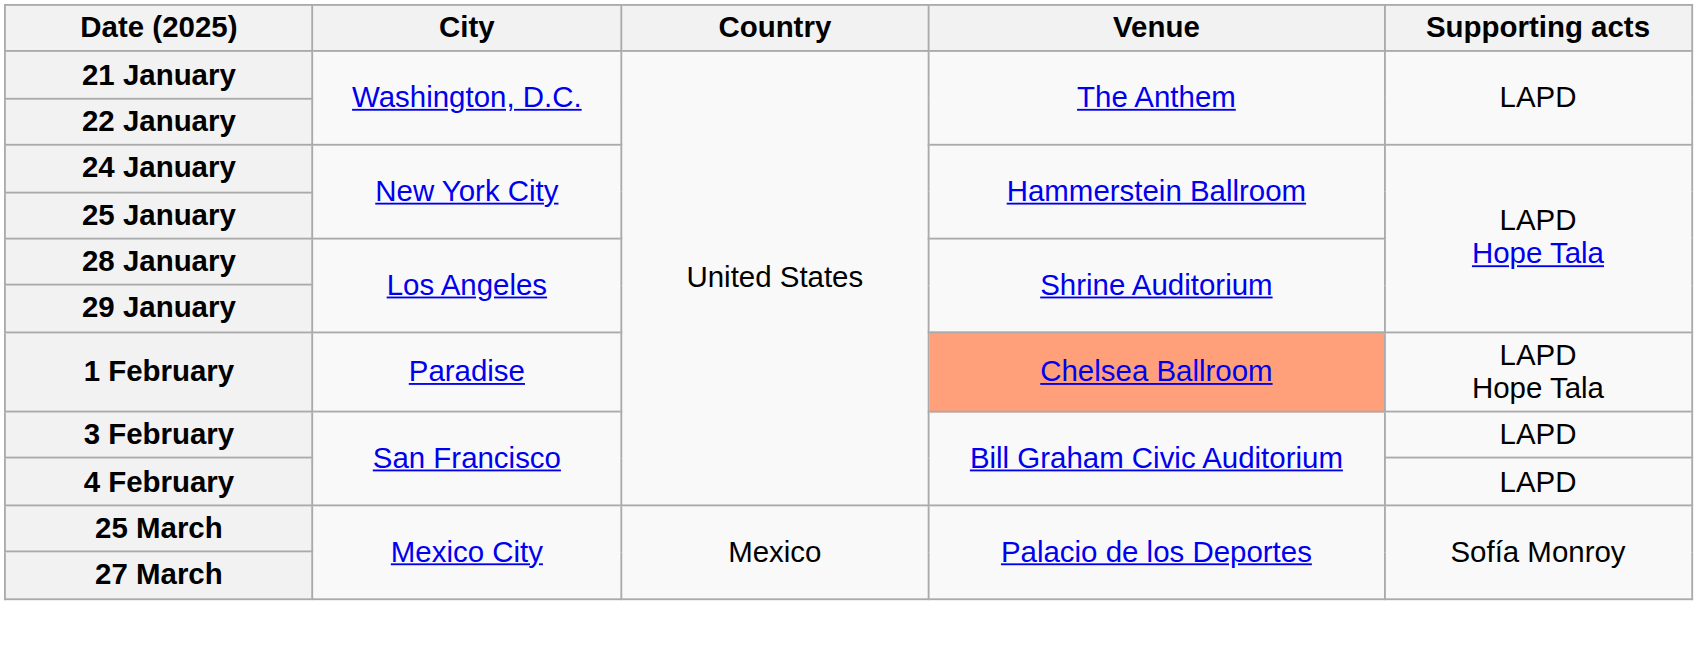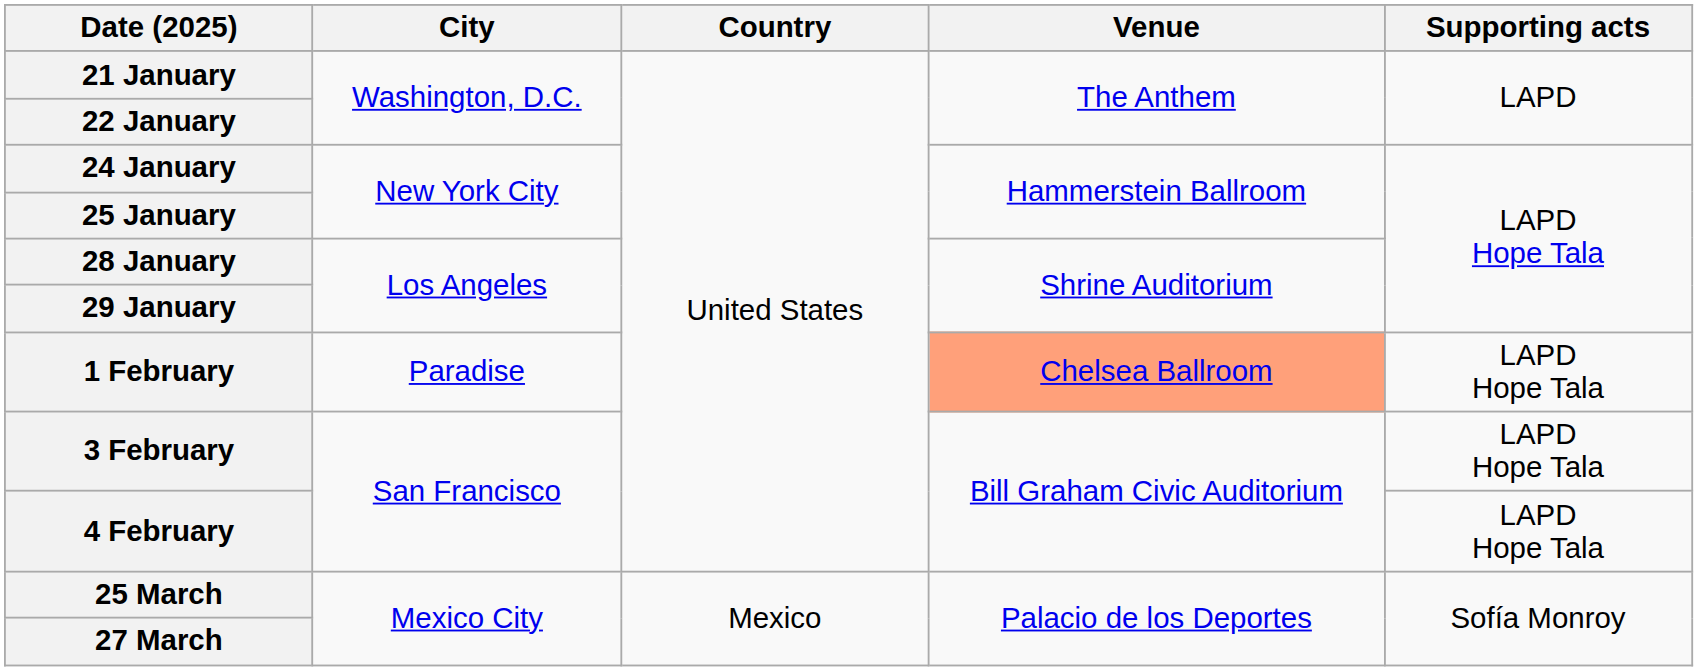(1538, 434) LAPD -> (1538, 451) LAPD Hope Tala
(1538, 481) LAPD -> (1538, 530) LAPD Hope Tala
